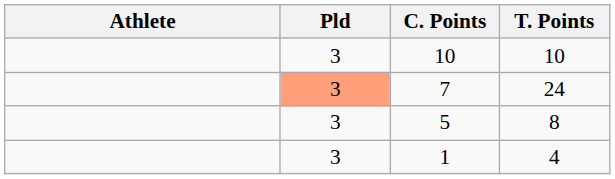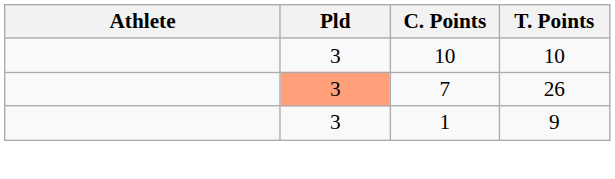(554, 88) 24 -> (554, 88) 26
- row: (445, 122)
(554, 156) 4 -> (554, 122) 9
